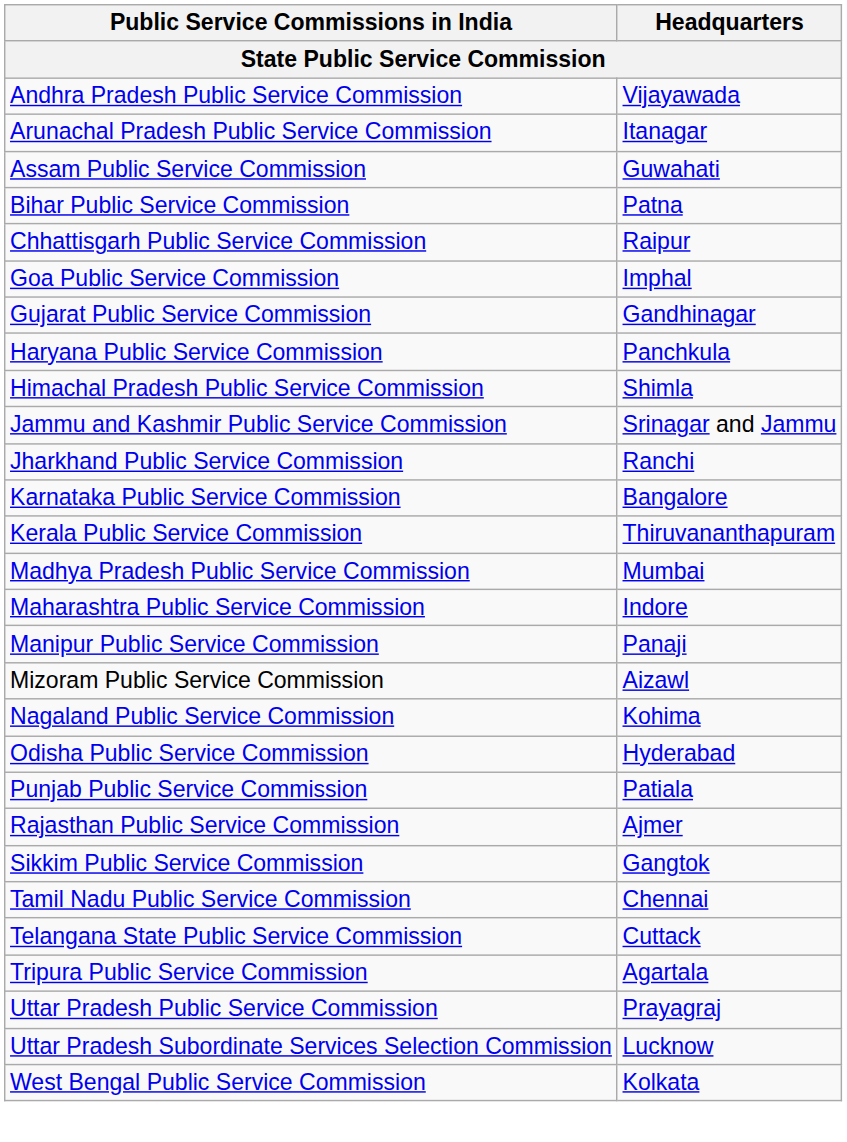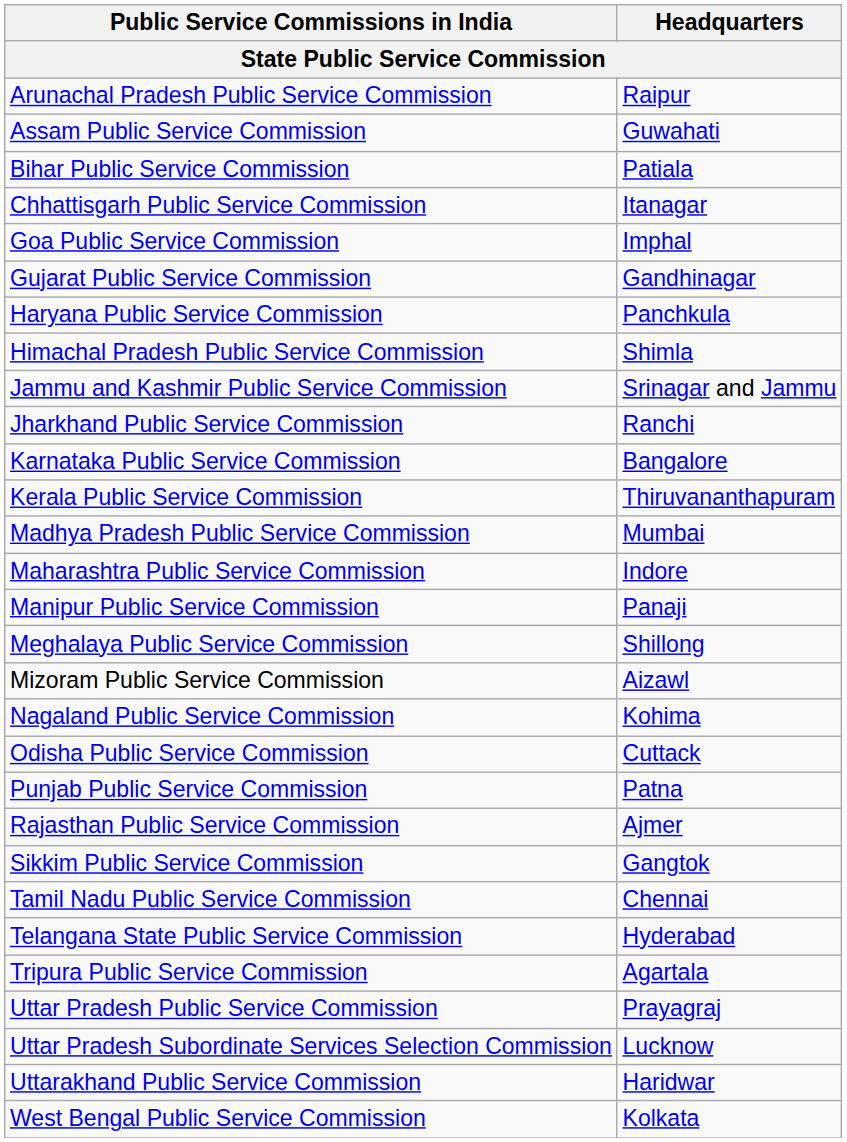- row: (236, 95)
(665, 132) Itanagar -> (656, 95) Raipur
(653, 205) Patna -> (658, 168) Patiala
(656, 242) Raipur -> (665, 205) Itanagar
+ row: (209, 643)
(679, 753) Hyderabad -> (662, 753) Cuttack
(658, 790) Patiala -> (653, 790) Patna
(662, 936) Cuttack -> (679, 936) Hyderabad
+ row: (216, 1082)
